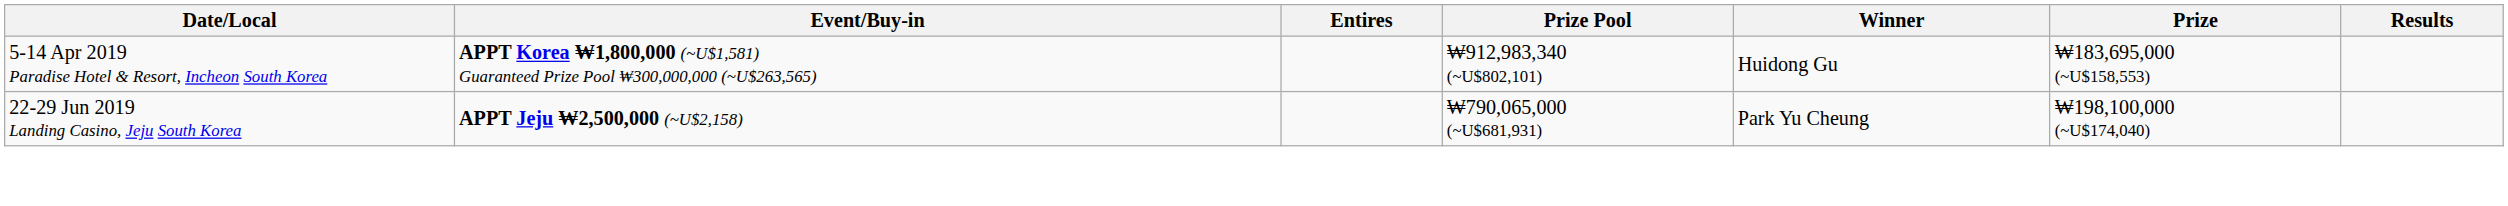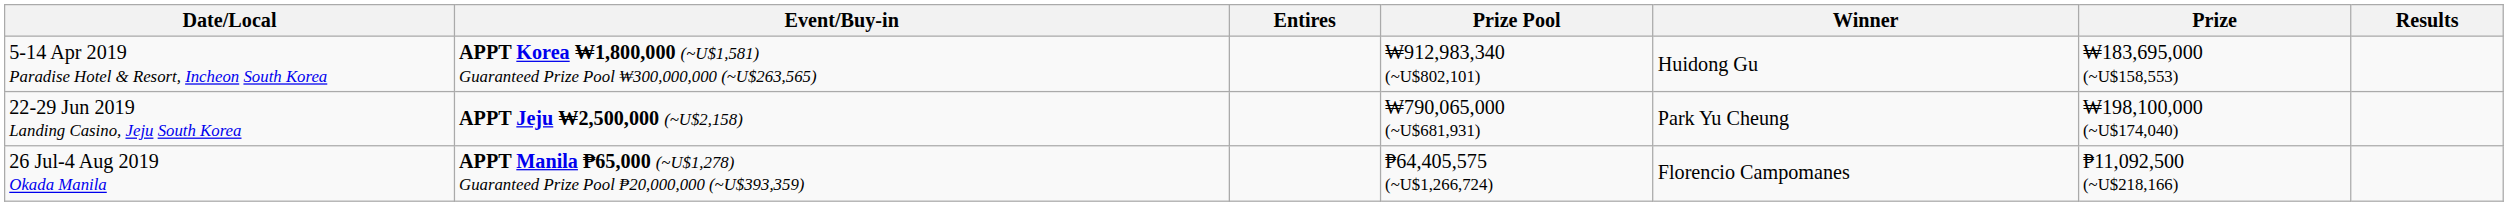+ row: (84, 173)
